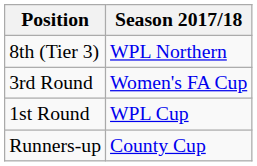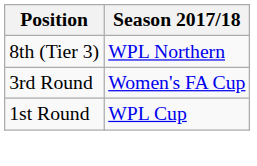- row: (55, 144)
